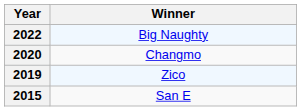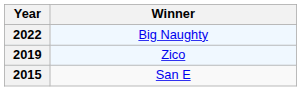- row: (27, 55)
